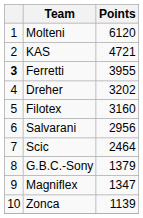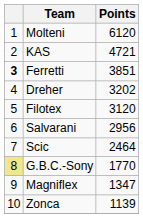(122, 71) 3955 -> (122, 71) 3851
(122, 109) 3160 -> (122, 109) 3120
(14, 166) no background -> (14, 166) khaki background
(122, 166) 1379 -> (122, 166) 1770
